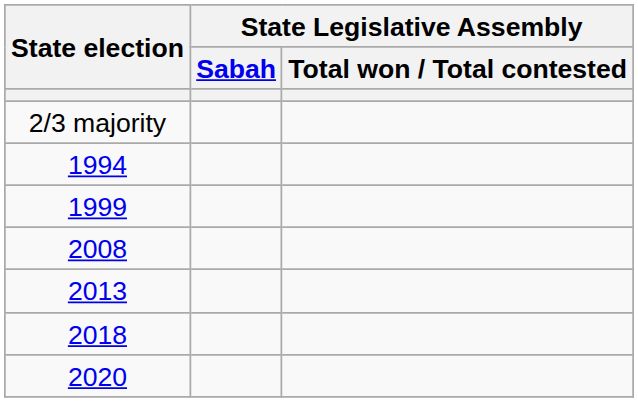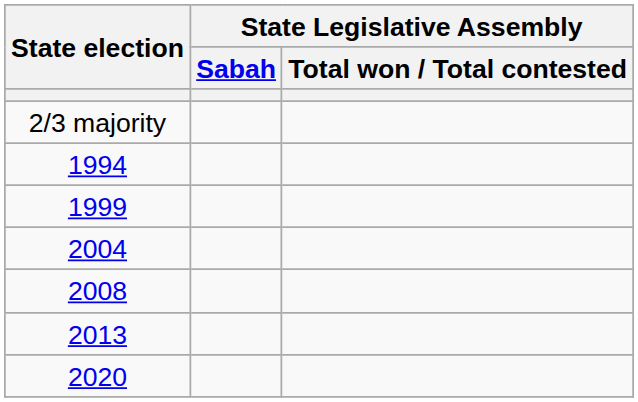+ row: (97, 249)
- row: (97, 333)
